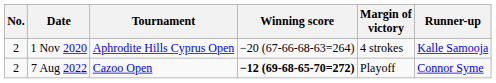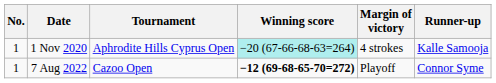(16, 48) 2 -> (16, 48) 1
(297, 48) no background -> (297, 48) paleturquoise background
(16, 68) 2 -> (16, 68) 1
